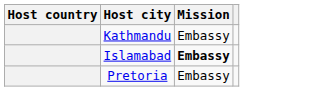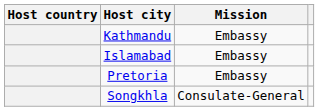(203, 55) bold -> (241, 55) normal
+ row: (137, 96)
